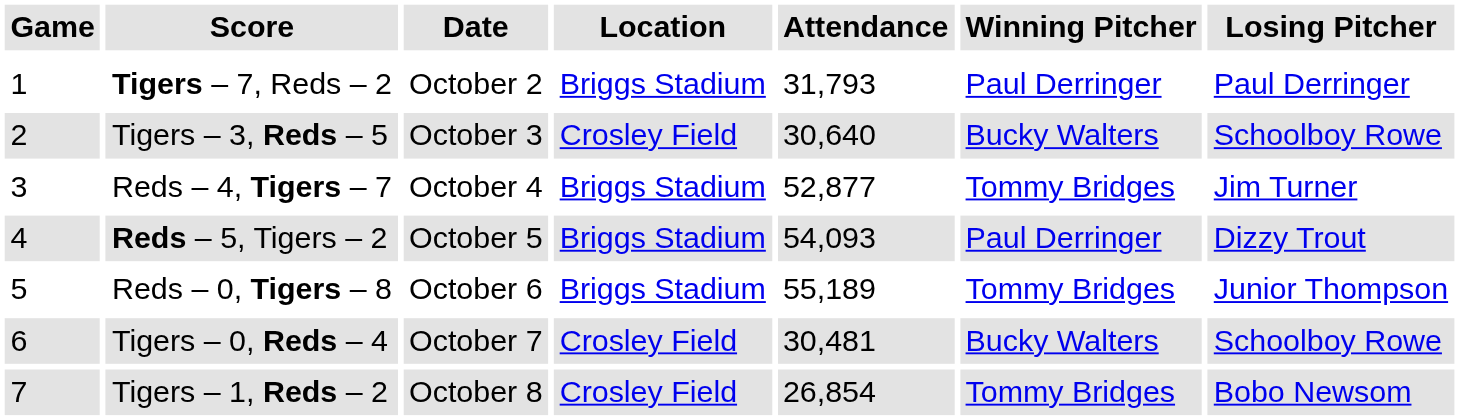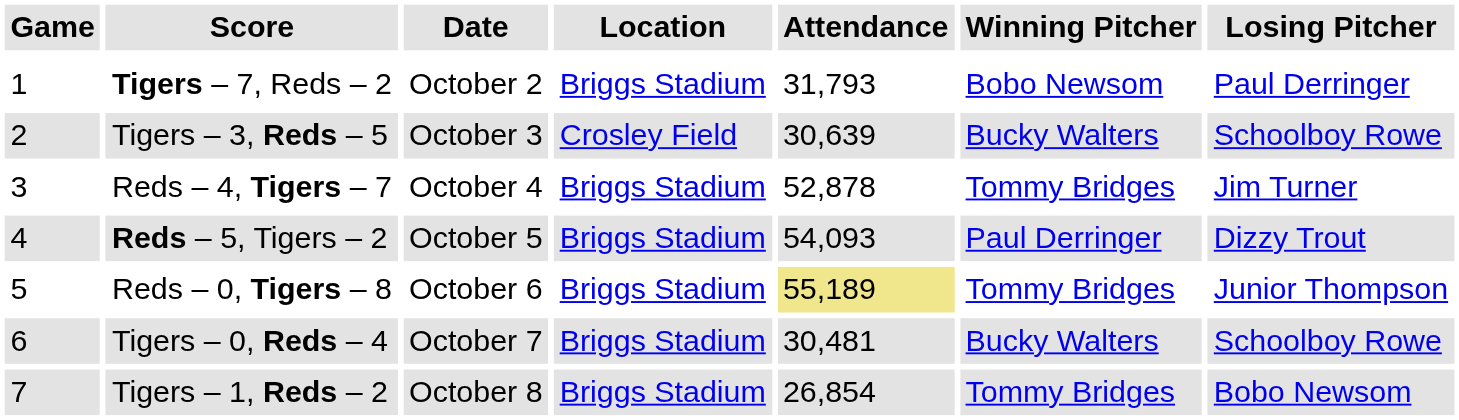(1064, 84) Paul Derringer -> (1064, 84) Bobo Newsom
(829, 135) 30,640 -> (829, 135) 30,639
(829, 186) 52,877 -> (829, 186) 52,878
(829, 289) no background -> (829, 289) khaki background
(648, 340) Crosley Field -> (663, 340) Briggs Stadium
(648, 391) Crosley Field -> (663, 391) Briggs Stadium
